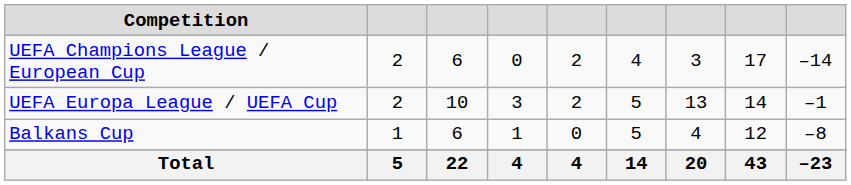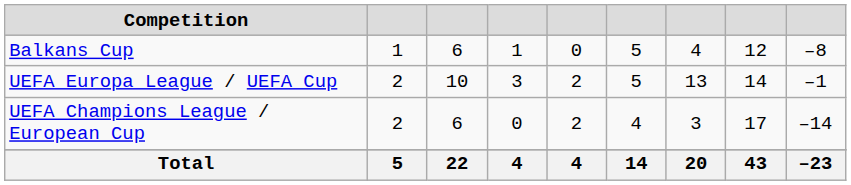rows swapped: (139, 62) <-> (71, 134)
